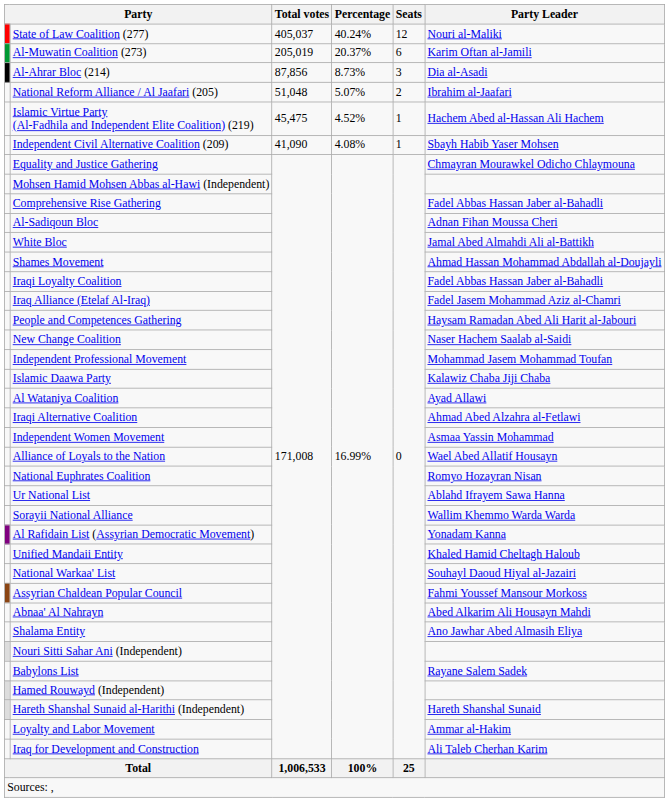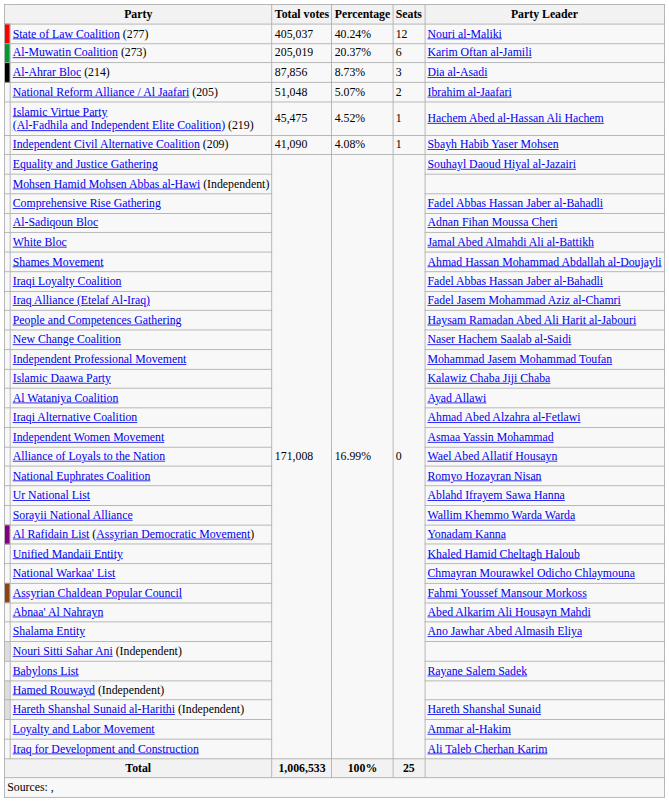(531, 164) Chmayran Mourawkel Odicho Chlaymouna -> (502, 164) Souhayl Daoud Hiyal al-Jazairi
(502, 573) Souhayl Daoud Hiyal al-Jazairi -> (531, 573) Chmayran Mourawkel Odicho Chlaymouna
